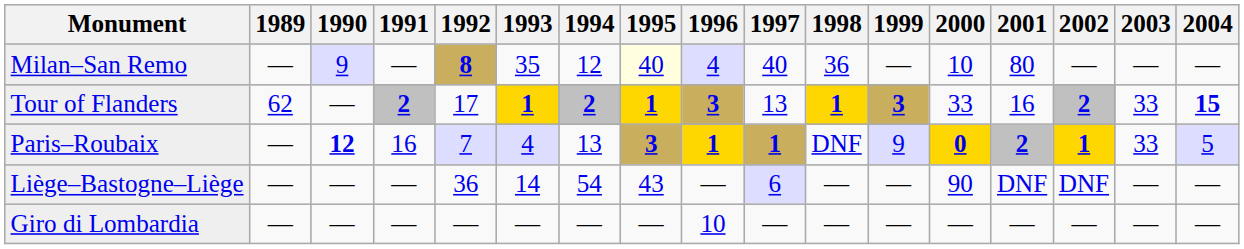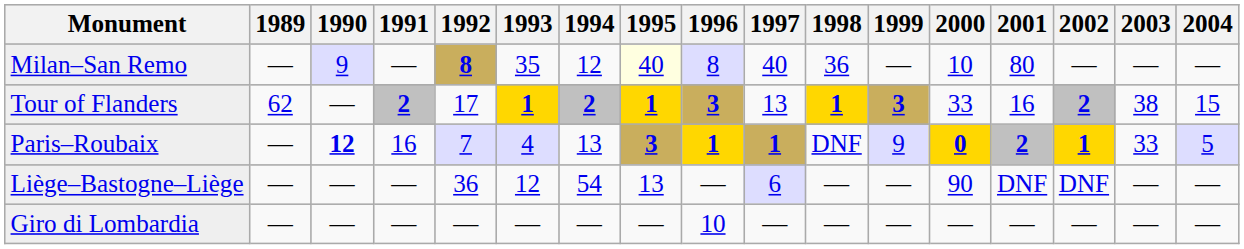(713, 64) 4 -> (713, 64) 8
(1146, 104) 33 -> (1146, 104) 38
(1208, 104) bold -> (1208, 104) normal
(528, 183) 14 -> (528, 183) 12
(651, 183) 43 -> (651, 183) 13
